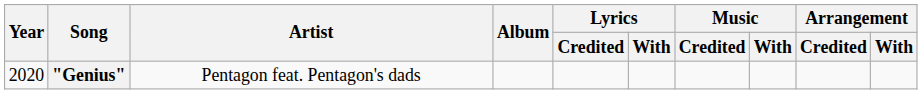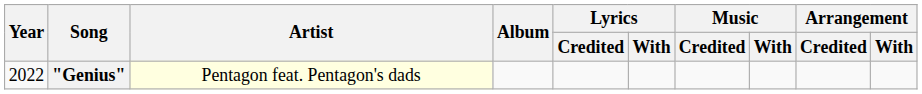(26, 74) 2020 -> (26, 74) 2022
(311, 74) no background -> (311, 74) lightyellow background
